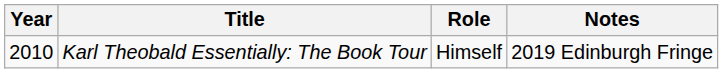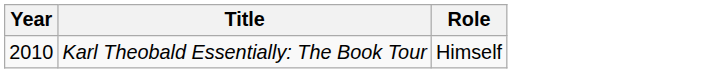- column: (612, 20)
